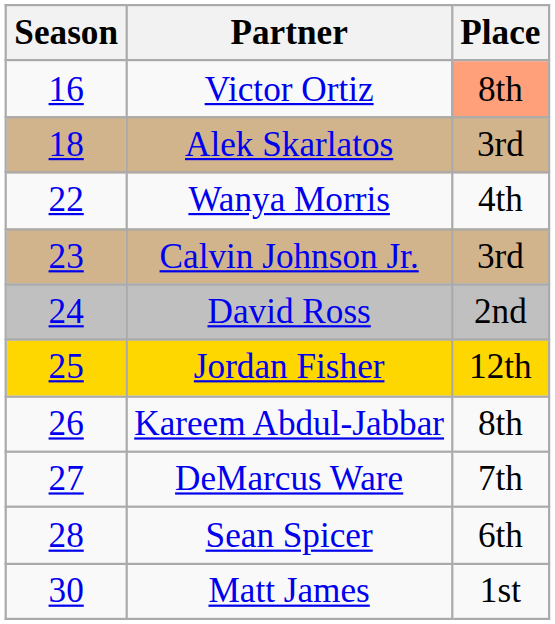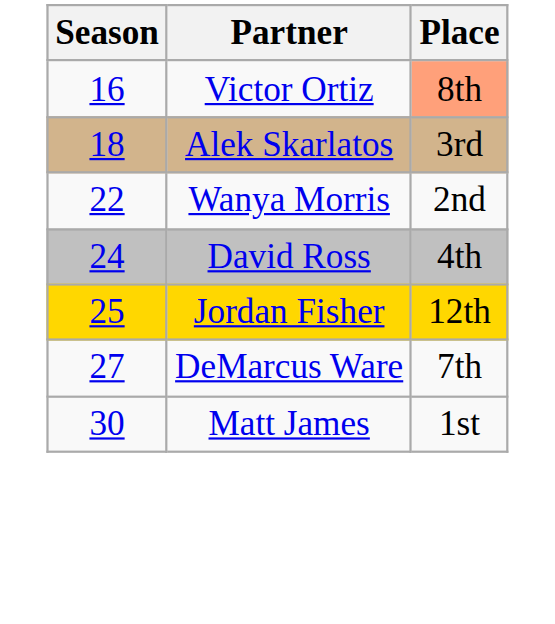(500, 199) 4th -> (460, 199) 2nd
- row: (289, 255)
(500, 311) 2nd -> (460, 255) 4th
- row: (289, 423)
- row: (289, 534)
